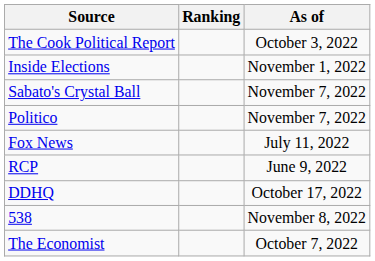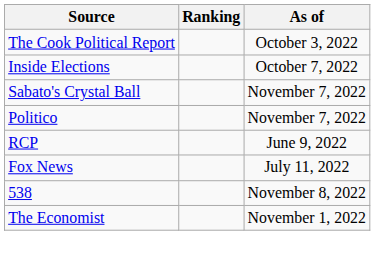(307, 67) November 1, 2022 -> (307, 67) October 7, 2022
rows swapped: (23, 167) <-> (40, 142)
- row: (31, 192)
(307, 243) October 7, 2022 -> (307, 218) November 1, 2022
